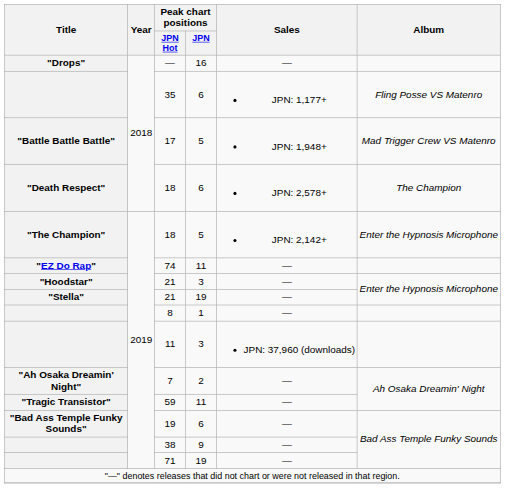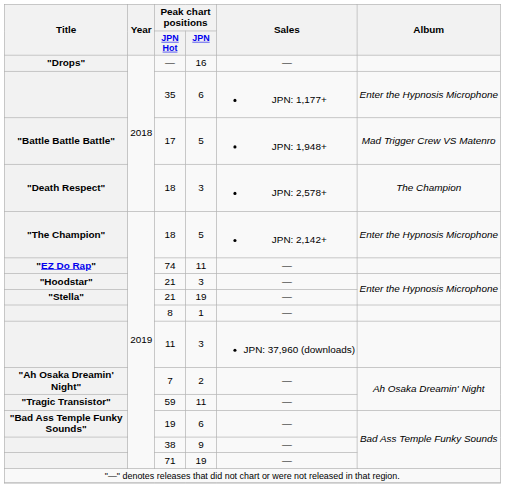(429, 94) Fling Posse VS Matenro -> (429, 94) Enter the Hypnosis Microphone
(201, 187) 6 -> (201, 187) 3
